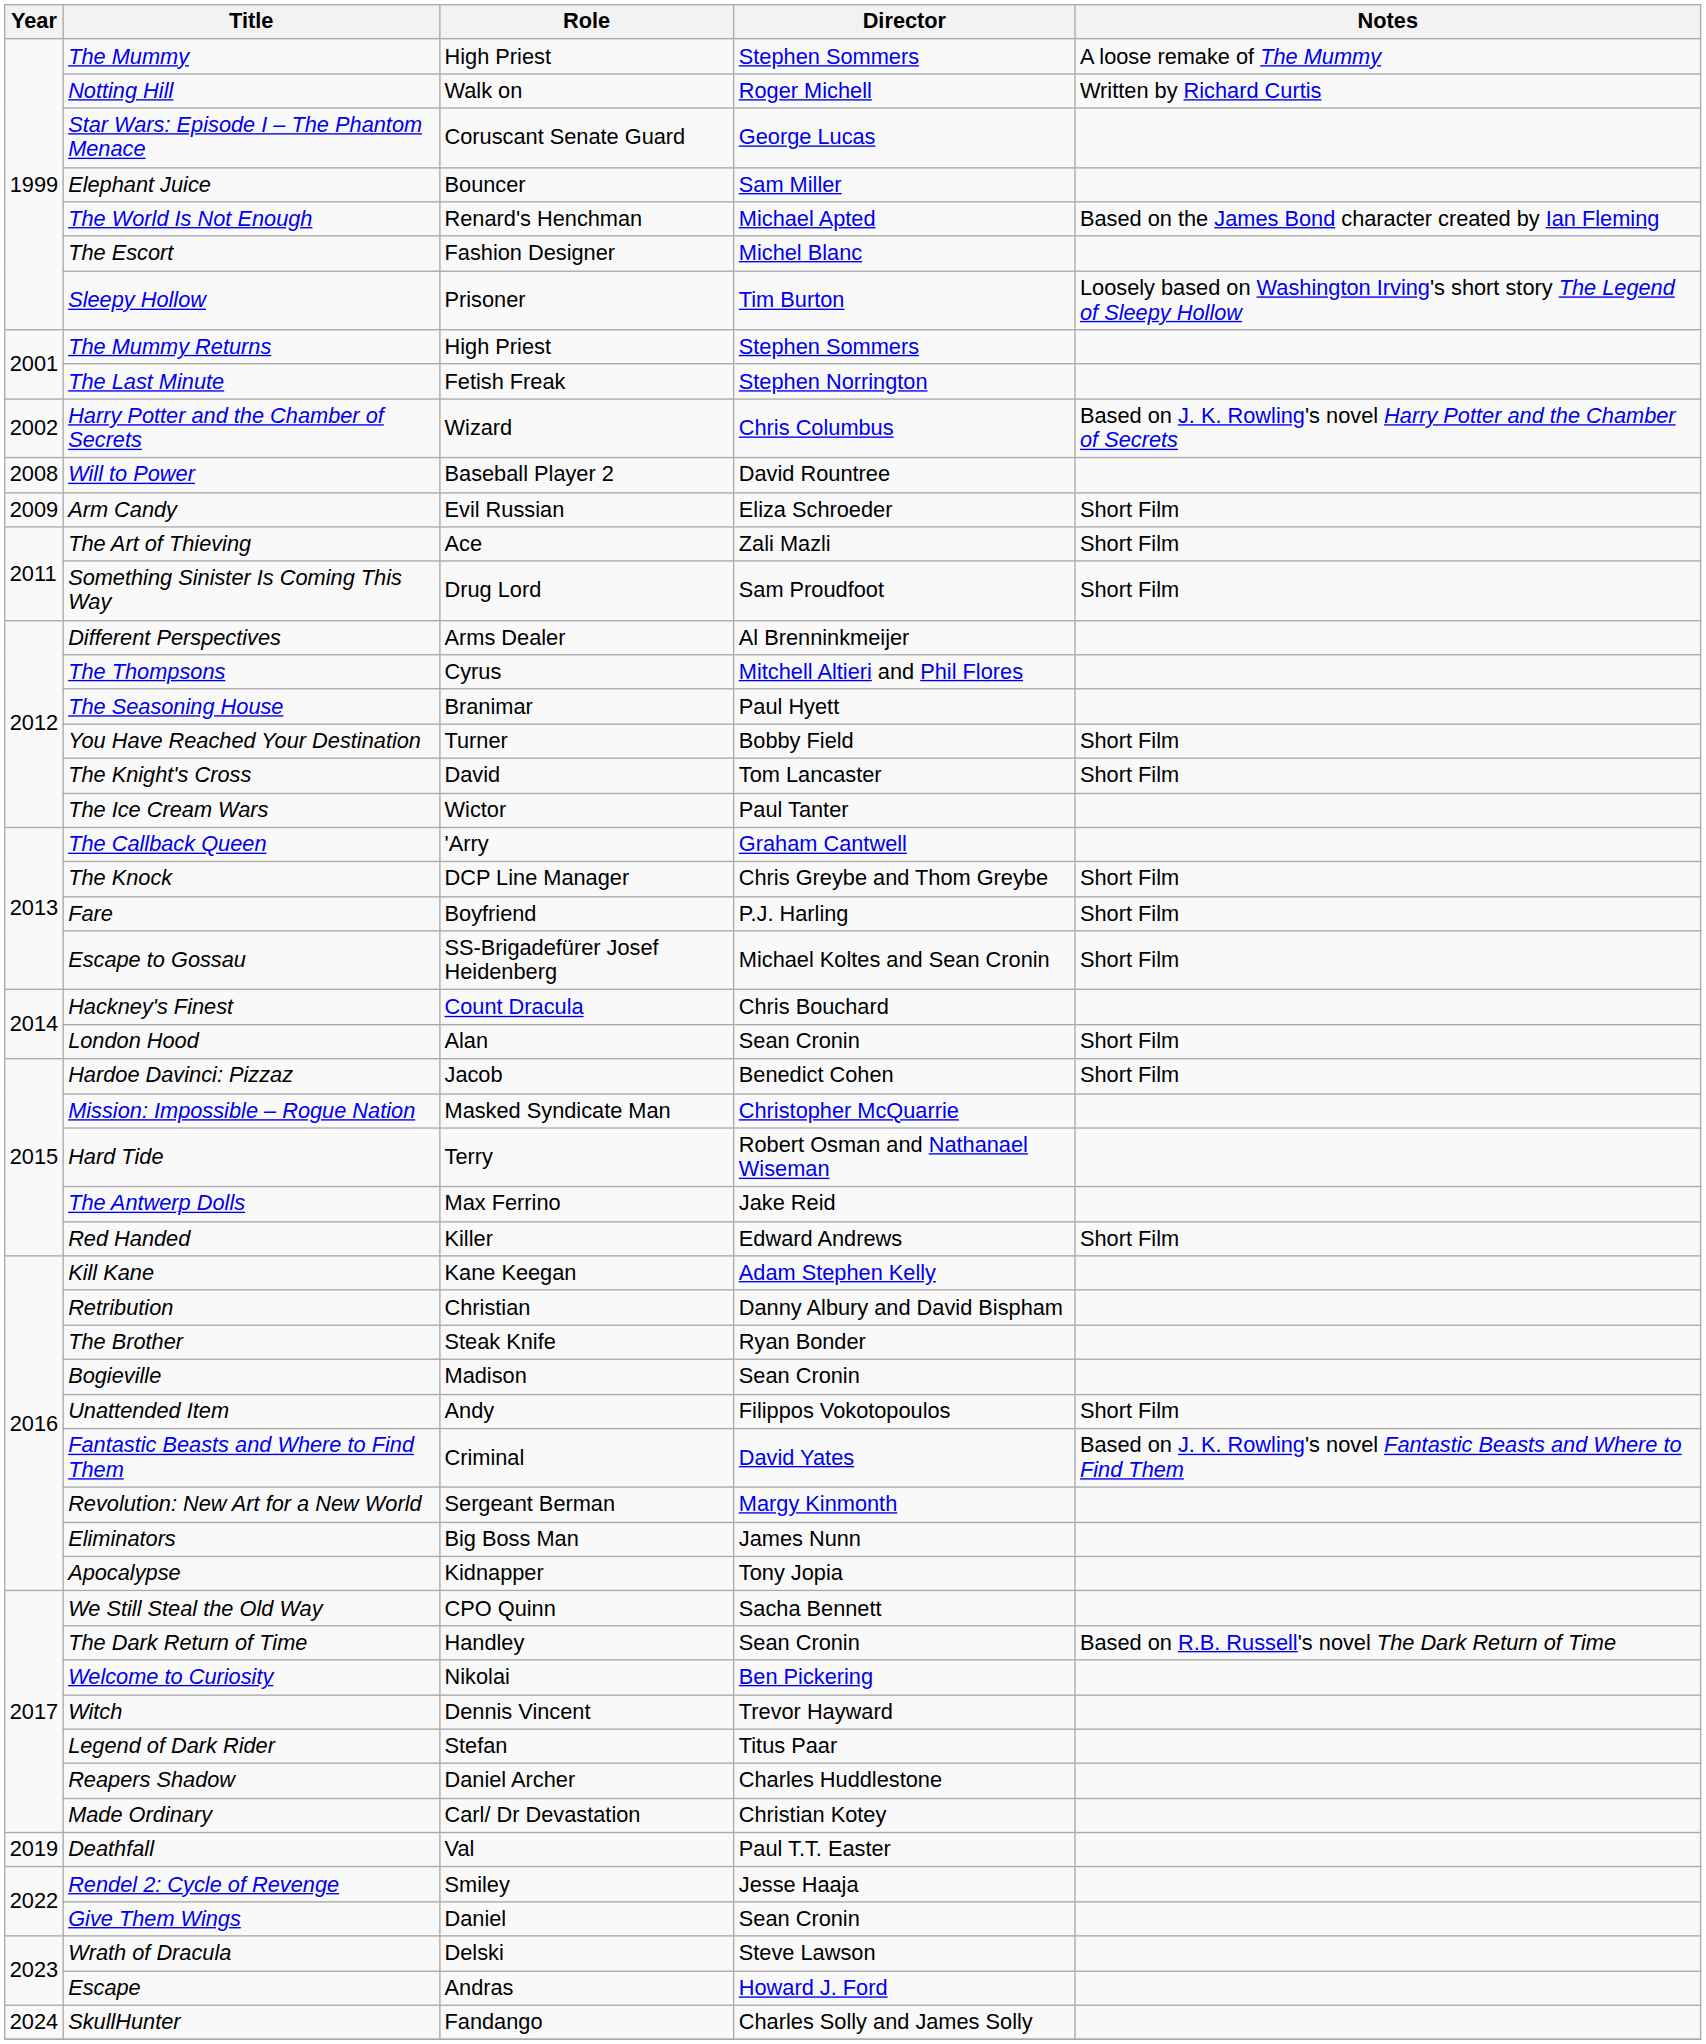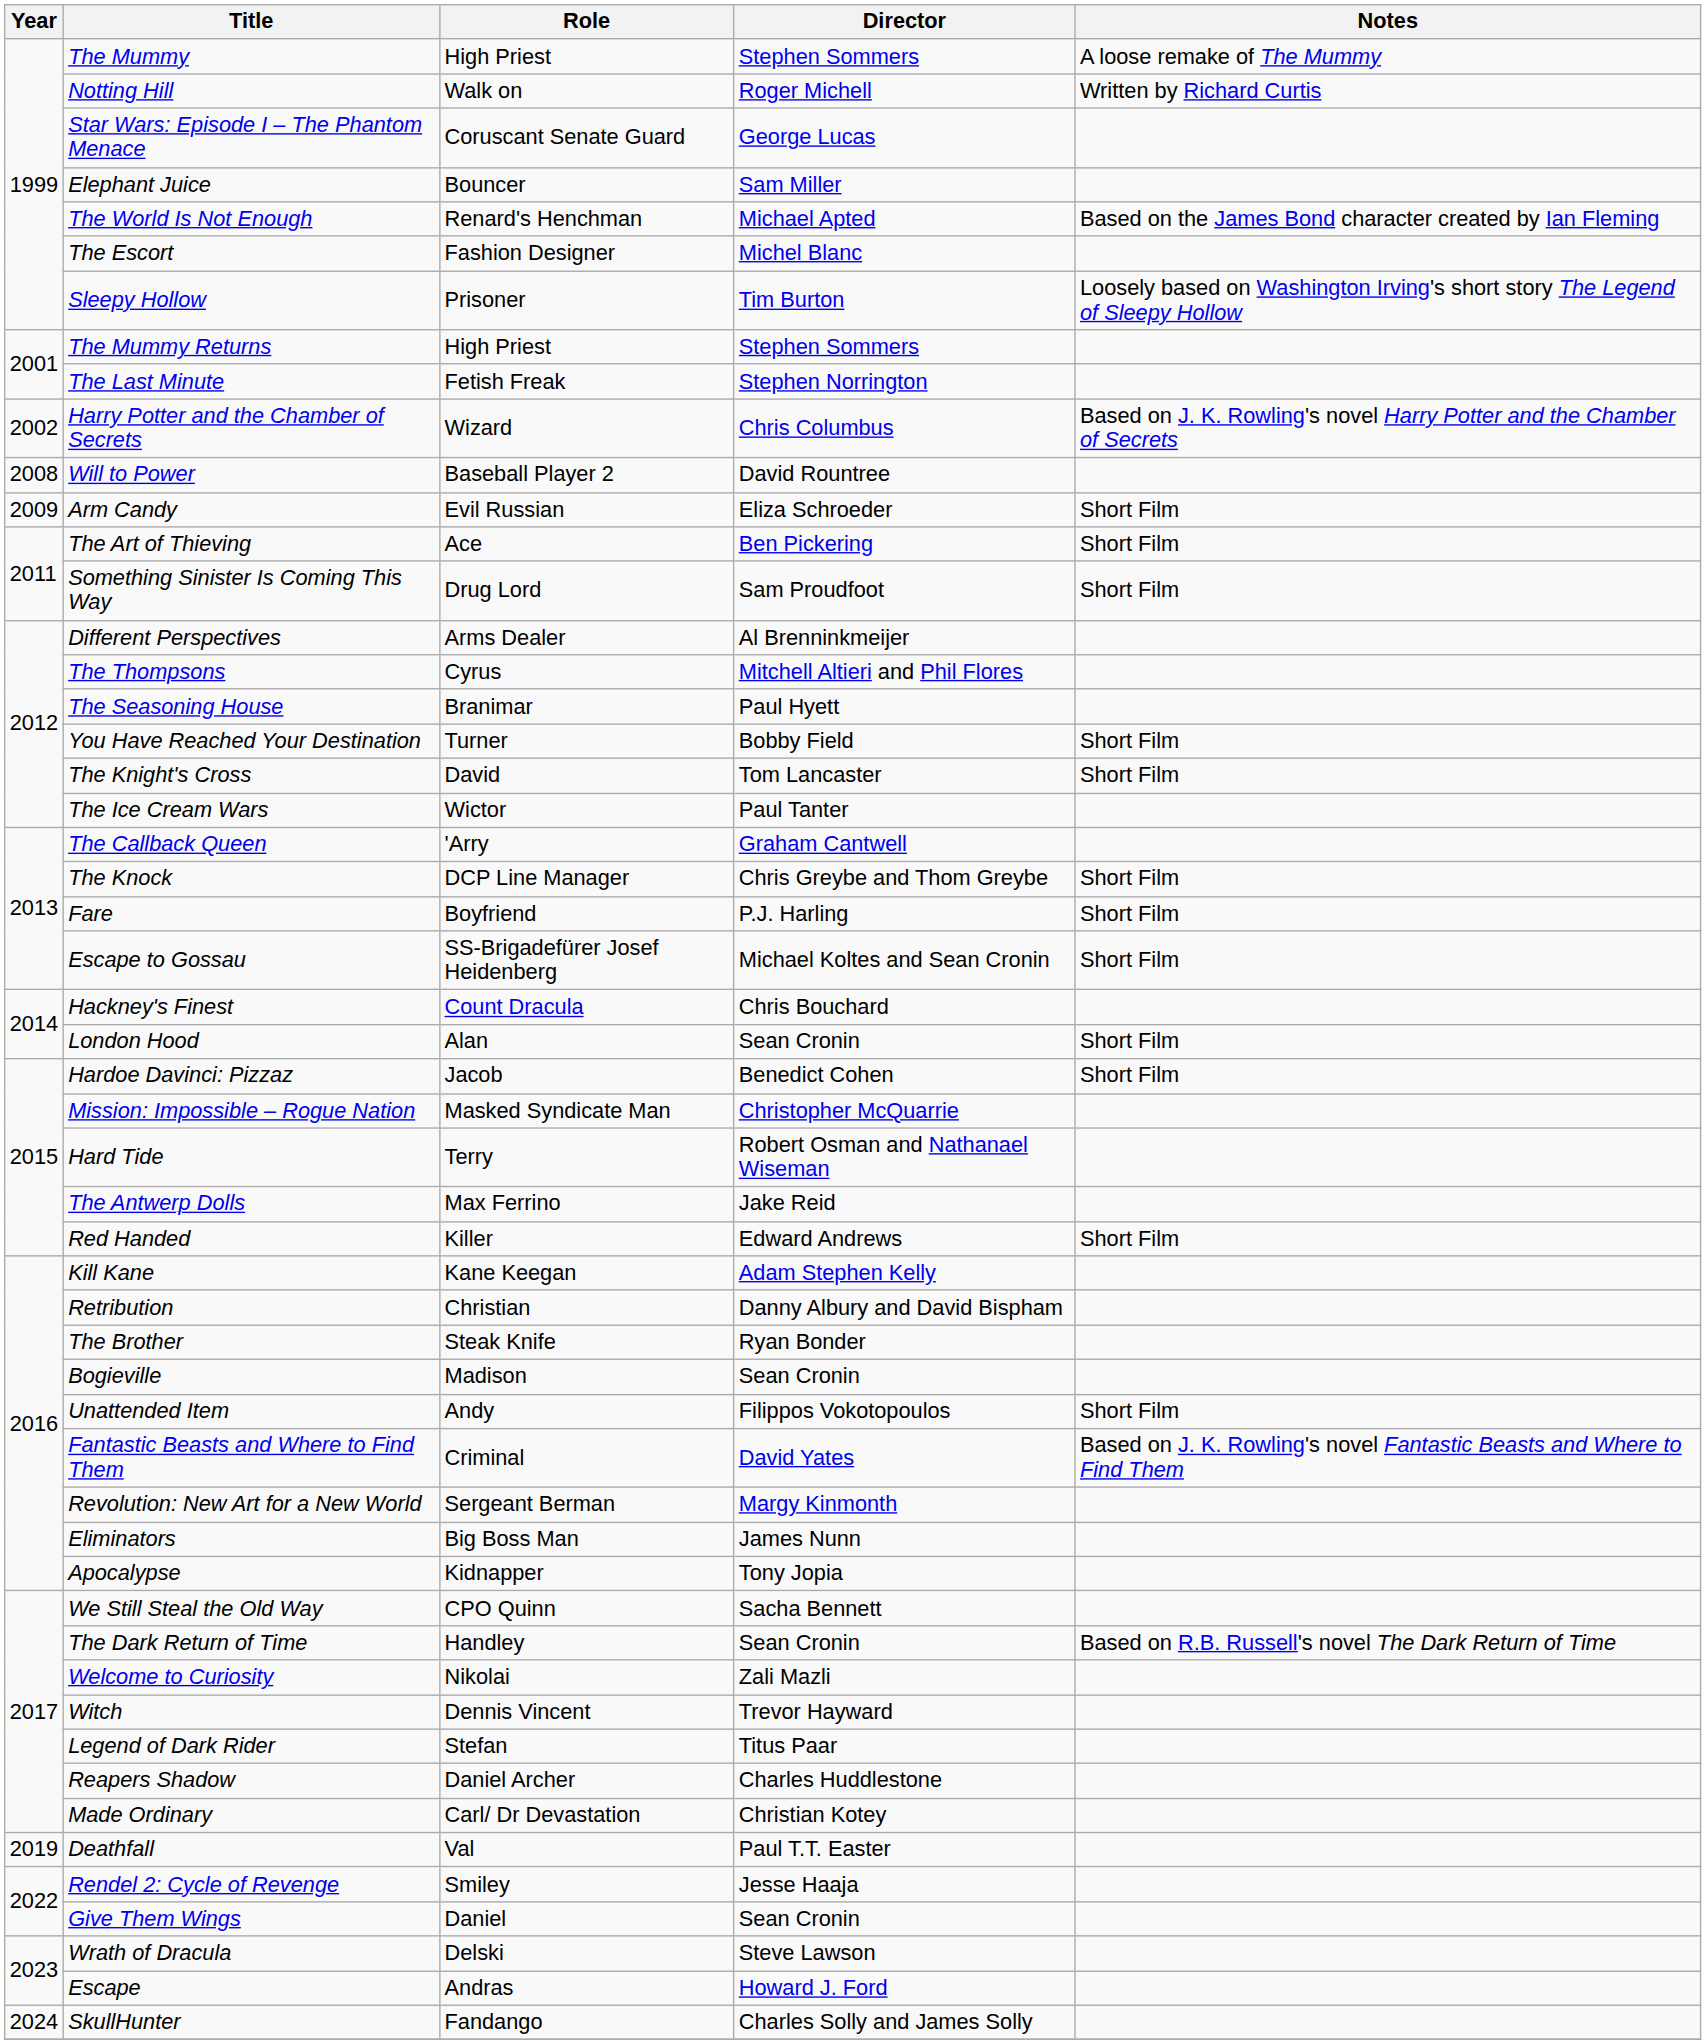(785, 543) Zali Mazli -> (806, 543) Ben Pickering
(806, 1677) Ben Pickering -> (785, 1677) Zali Mazli
